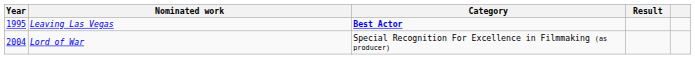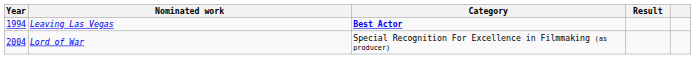(16, 24) 1995 -> (16, 24) 1994
